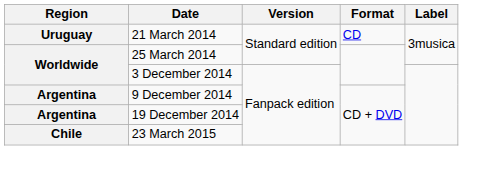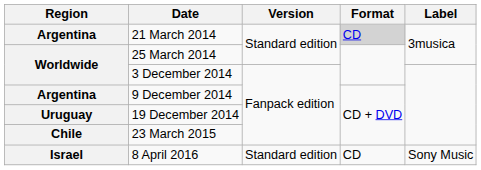(67, 34) Uruguay -> (67, 34) Argentina
(352, 34) no background -> (352, 34) lightgrey background
(67, 114) Argentina -> (67, 114) Uruguay
+ row: (165, 154)
